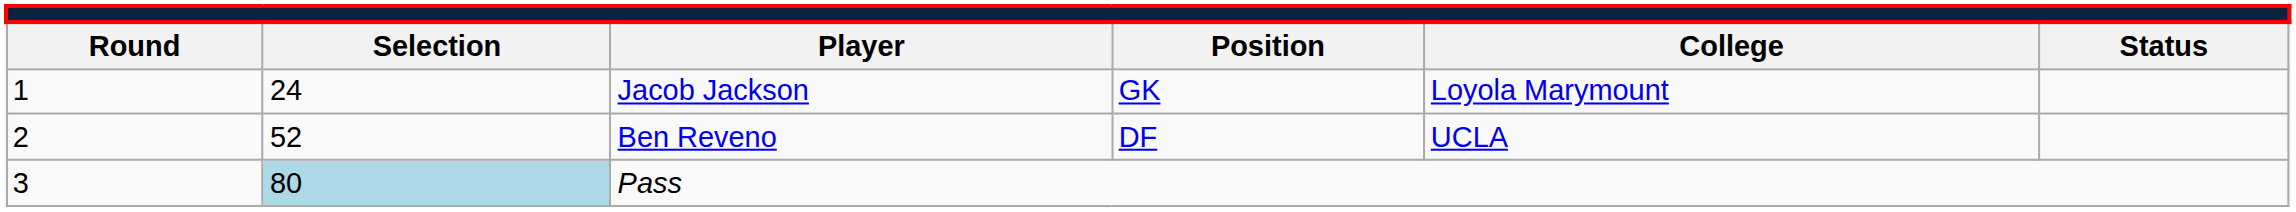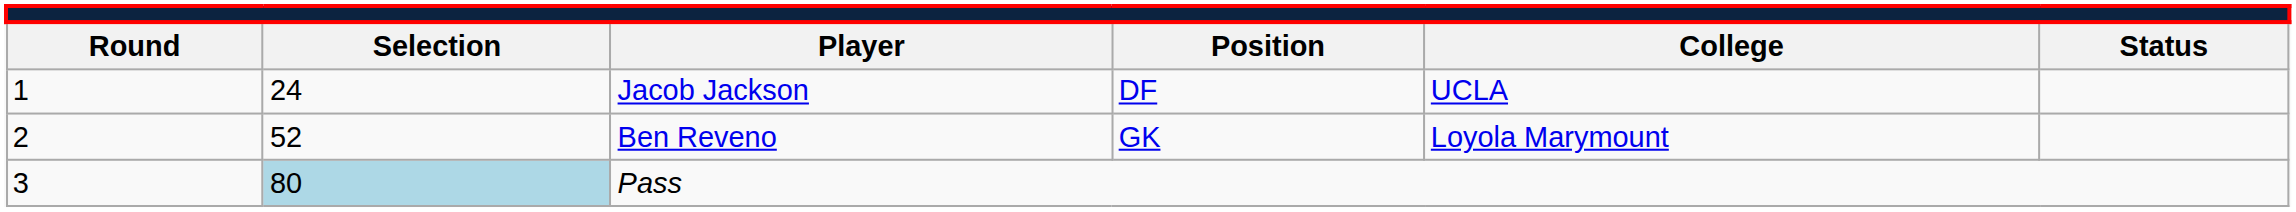(1140, 92) GK -> (1138, 92) DF
(1550, 92) Loyola Marymount -> (1469, 92) UCLA
(1138, 137) DF -> (1140, 137) GK
(1469, 137) UCLA -> (1550, 137) Loyola Marymount
